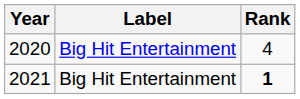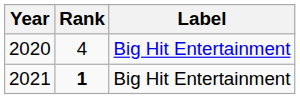columns swapped: (148, 19) <-> (268, 19)
